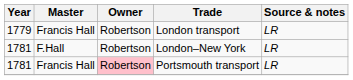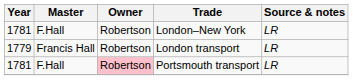rows swapped: (198, 30) <-> (201, 48)
(66, 65) Francis Hall -> (50, 65) F.Hall
